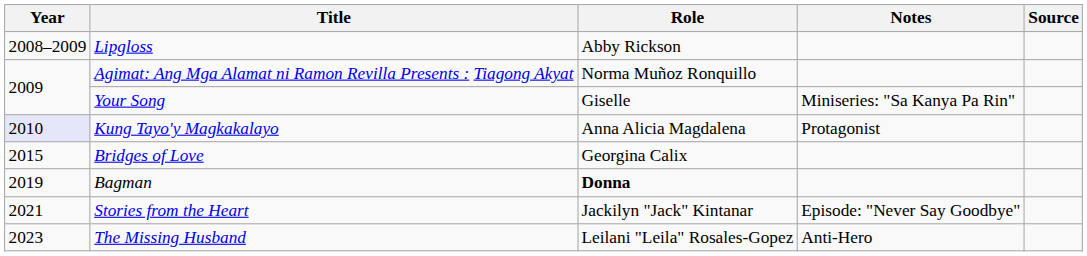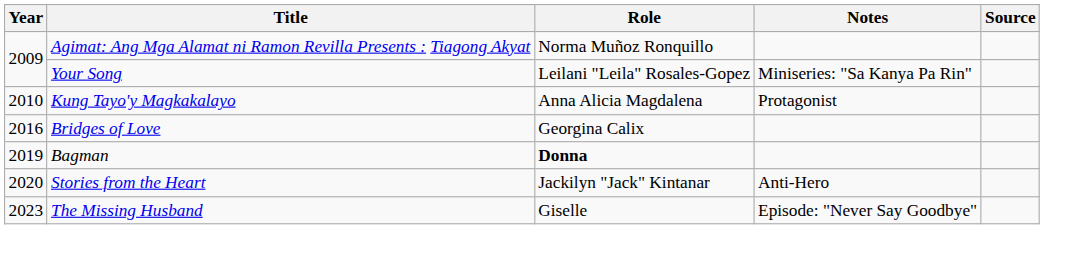- row: (124, 45)
(606, 100) Giselle -> (644, 73) Leilani "Leila" Rosales-Gopez
(26, 127) lavender background -> (26, 100) no background
(26, 155) 2015 -> (26, 127) 2016
(26, 210) 2021 -> (26, 182) 2020
(911, 210) Episode: "Never Say Goodbye" -> (794, 182) Anti-Hero
(687, 237) Leilani "Leila" Rosales-Gopez -> (563, 210) Giselle
(837, 237) Anti-Hero -> (868, 210) Episode: "Never Say Goodbye"
